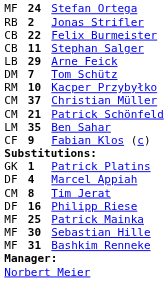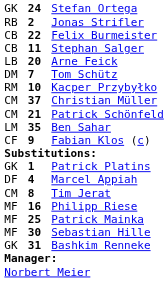(11, 9) MF -> (11, 9) GK
(34, 61) 29 -> (34, 61) 20
(11, 206) DF -> (11, 206) MF
(11, 245) MF -> (11, 245) GK
